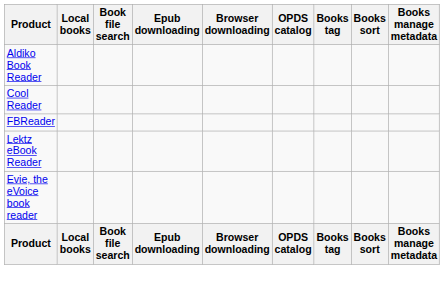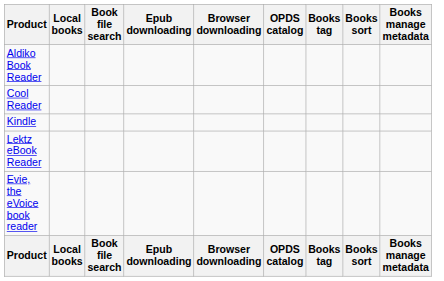- row: (31, 122)
+ row: (21, 122)
